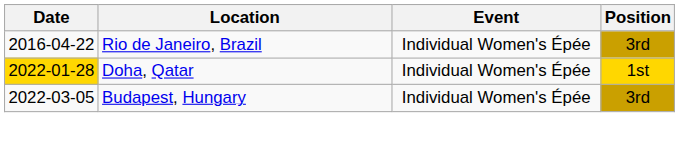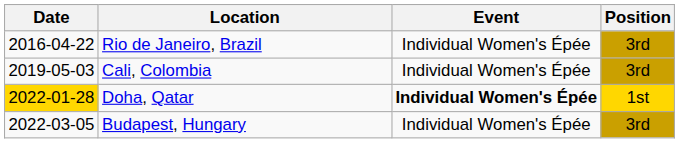+ row: (157, 71)
(496, 71) normal -> (496, 97) bold
